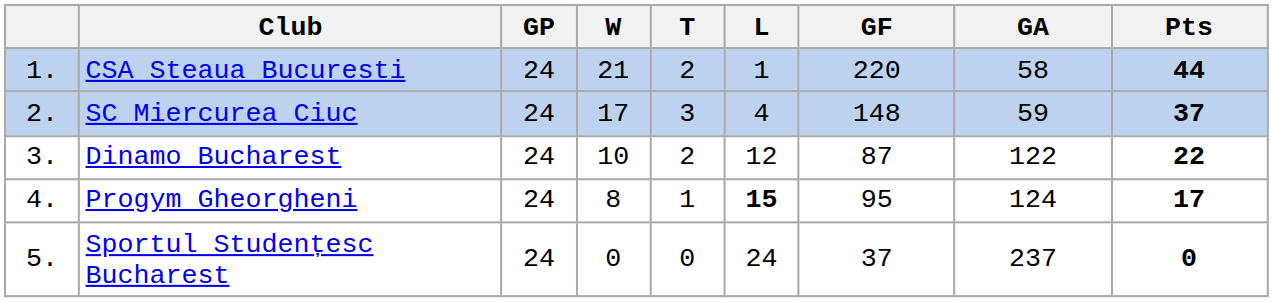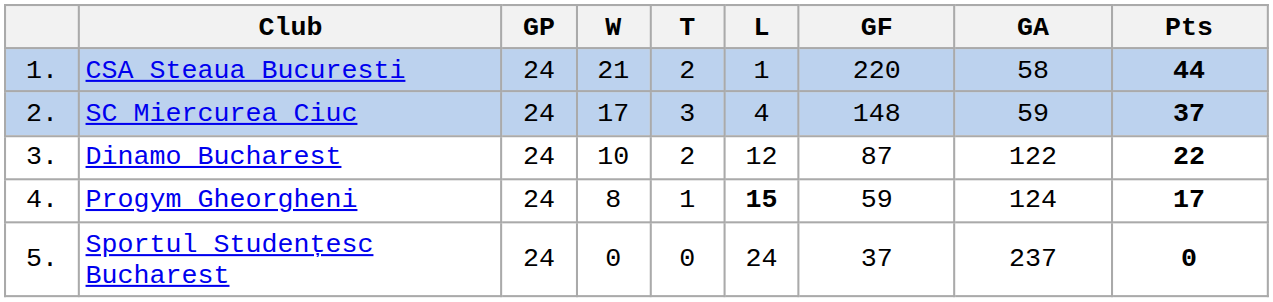(877, 200) 95 -> (877, 200) 59
